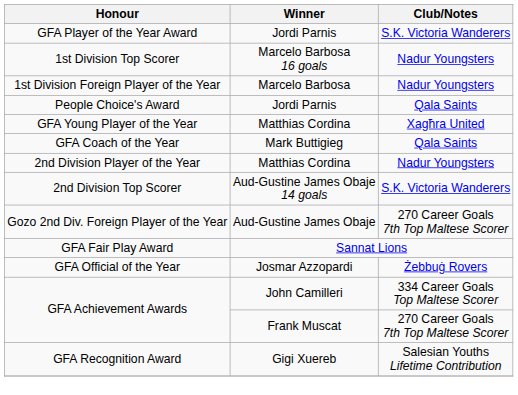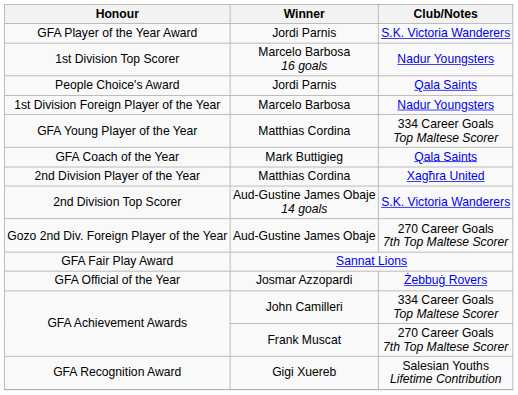rows swapped: (117, 85) <-> (117, 104)
(446, 124) Xagħra United -> (446, 131) 334 Career Goals Top Maltese Scorer
(446, 162) Nadur Youngsters -> (446, 176) Xagħra United
